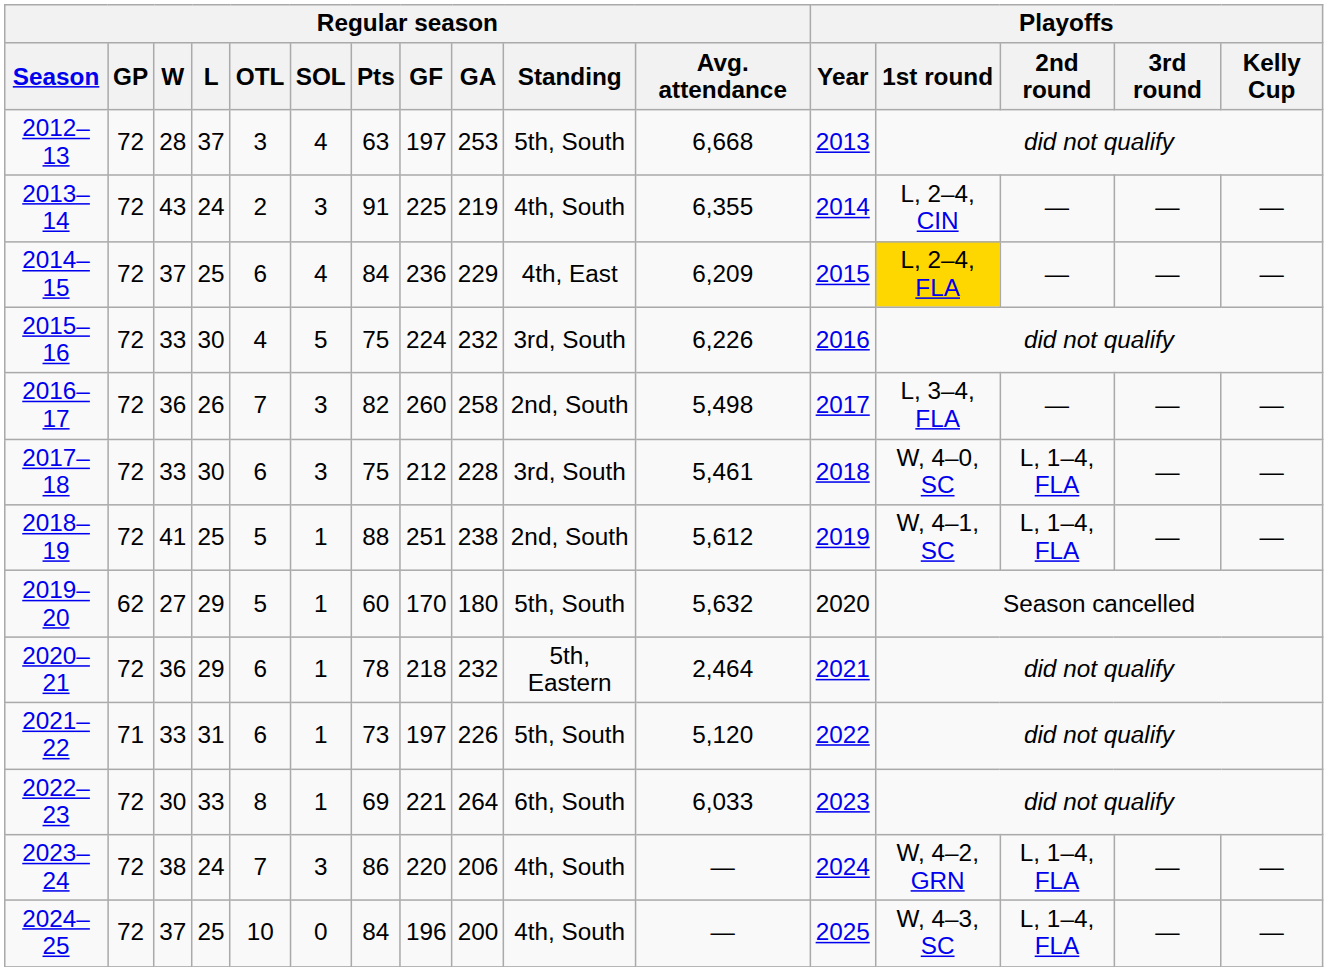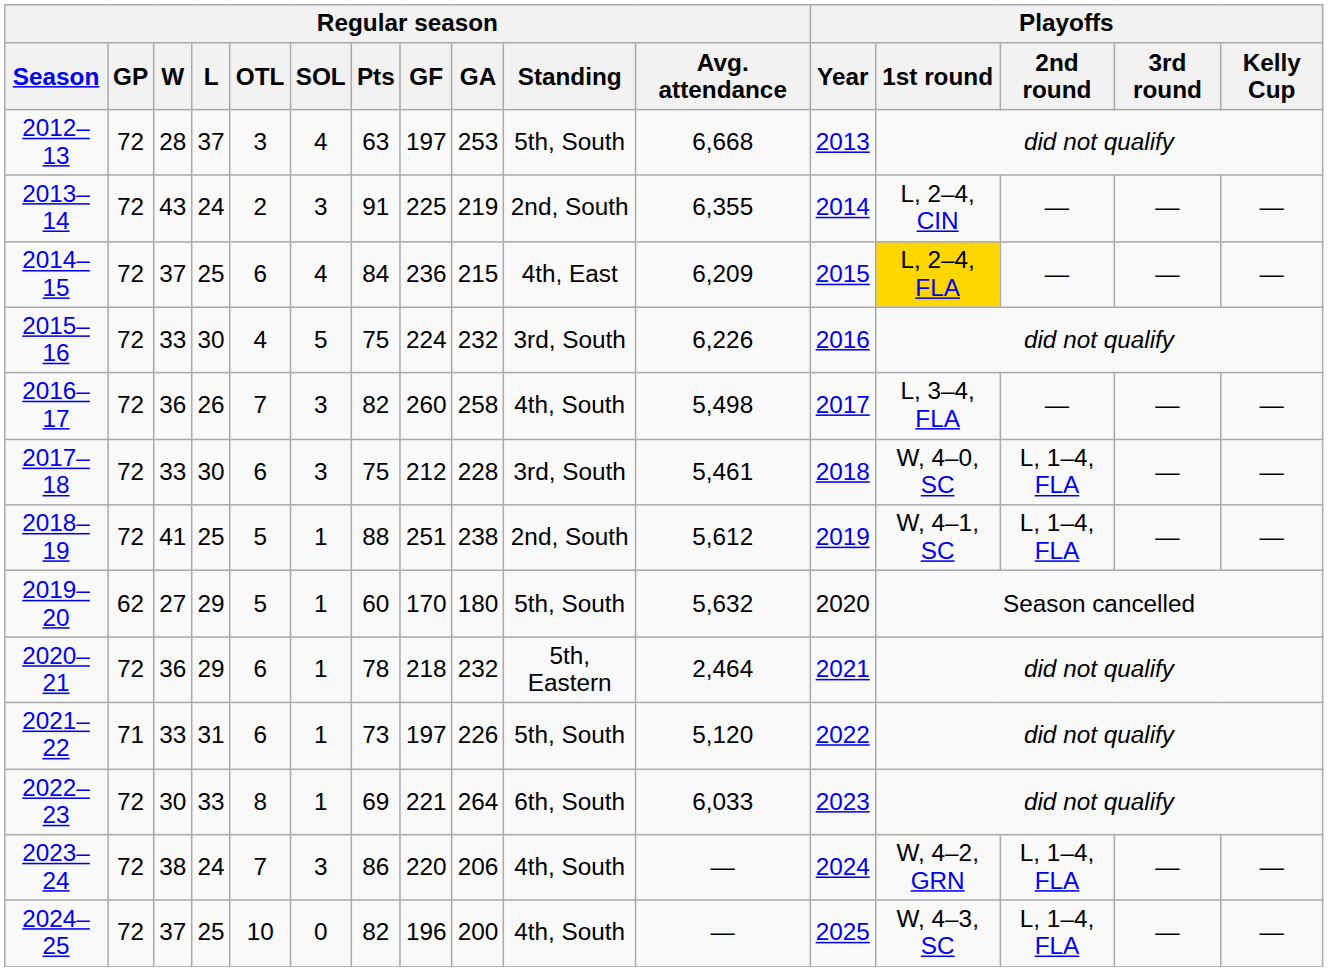(570, 207) 4th, South -> (570, 207) 2nd, South
(478, 273) 229 -> (478, 273) 215
(570, 405) 2nd, South -> (570, 405) 4th, South
(376, 933) 84 -> (376, 933) 82
